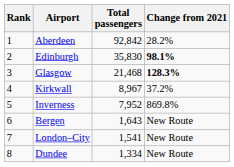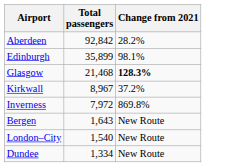- column: (19, 18)
(128, 56) 35,830 -> (99, 56) 35,899
(161, 56) bold -> (131, 56) normal
(130, 105) 7,952 -> (102, 105) 7,972
(130, 137) 1,541 -> (102, 137) 1,540
